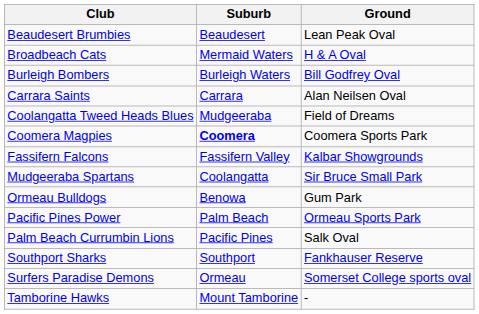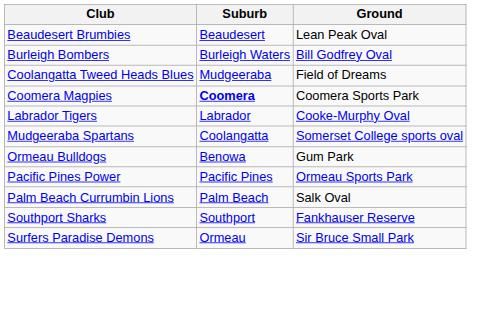- row: (57, 55)
- row: (49, 95)
- row: (58, 156)
+ row: (52, 116)
(363, 177) Sir Bruce Small Park -> (380, 136) Somerset College sports oval
(234, 217) Palm Beach -> (236, 177) Pacific Pines
(236, 237) Pacific Pines -> (234, 197) Palm Beach
(388, 278) Somerset College sports oval -> (355, 237) Sir Bruce Small Park
- row: (58, 298)
